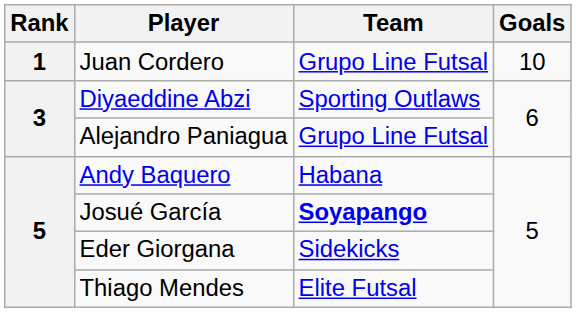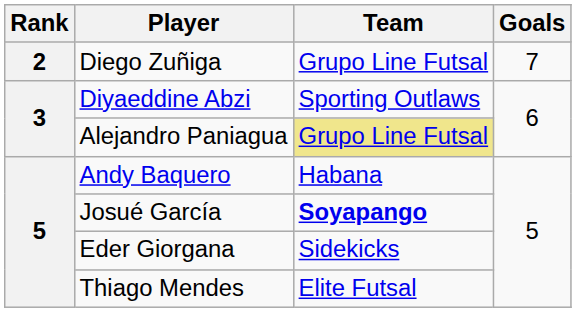- row: (152, 61)
+ row: (150, 61)
(393, 136) no background -> (393, 136) khaki background
